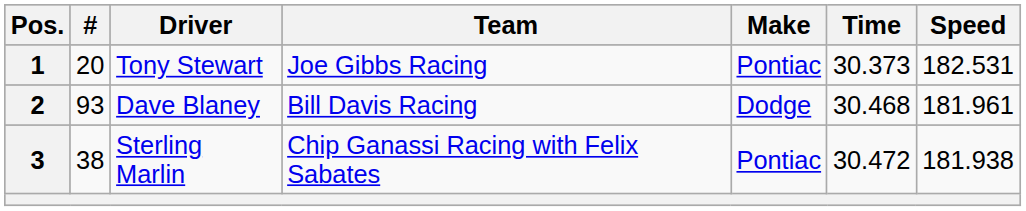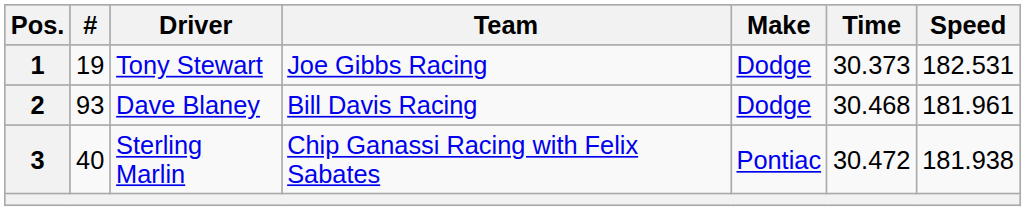(90, 65) 20 -> (90, 65) 19
(779, 65) Pontiac -> (774, 65) Dodge
(90, 160) 38 -> (90, 160) 40
